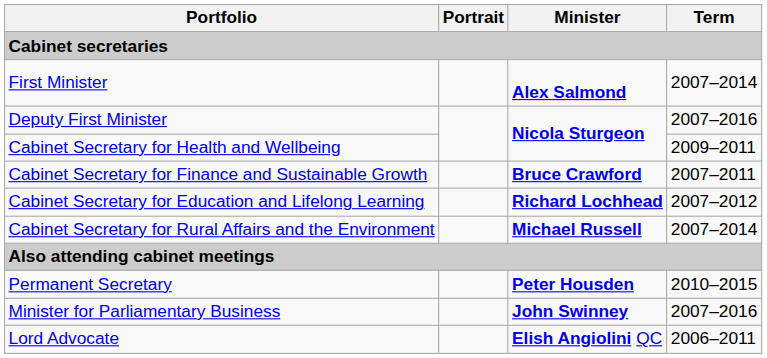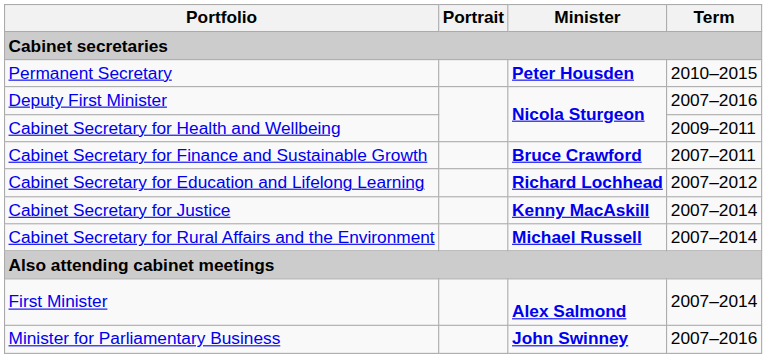rows swapped: (58, 82) <-> (90, 284)
+ row: (119, 210)
- row: (64, 339)
